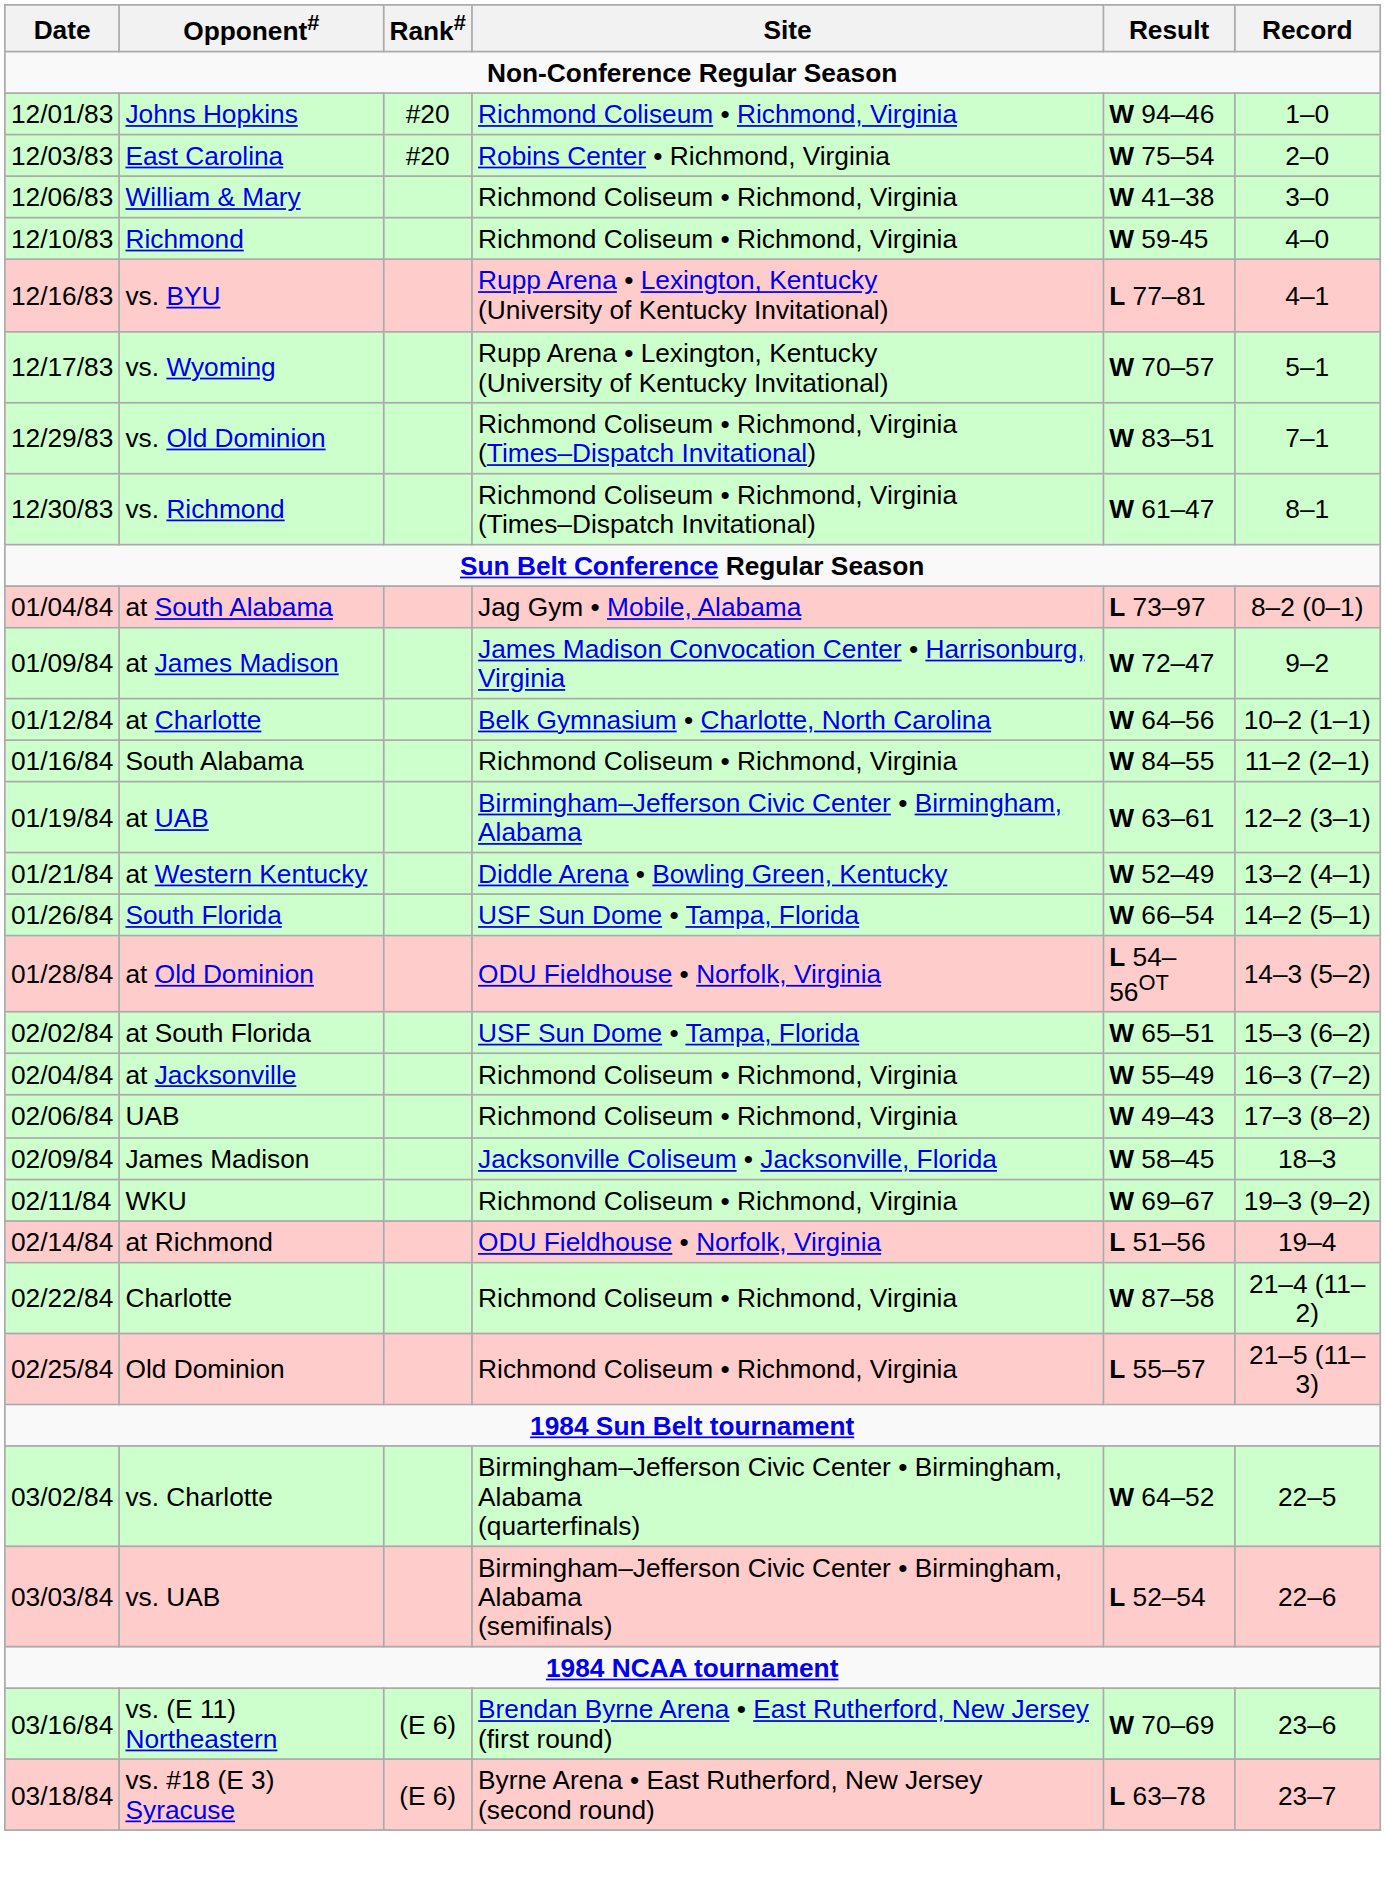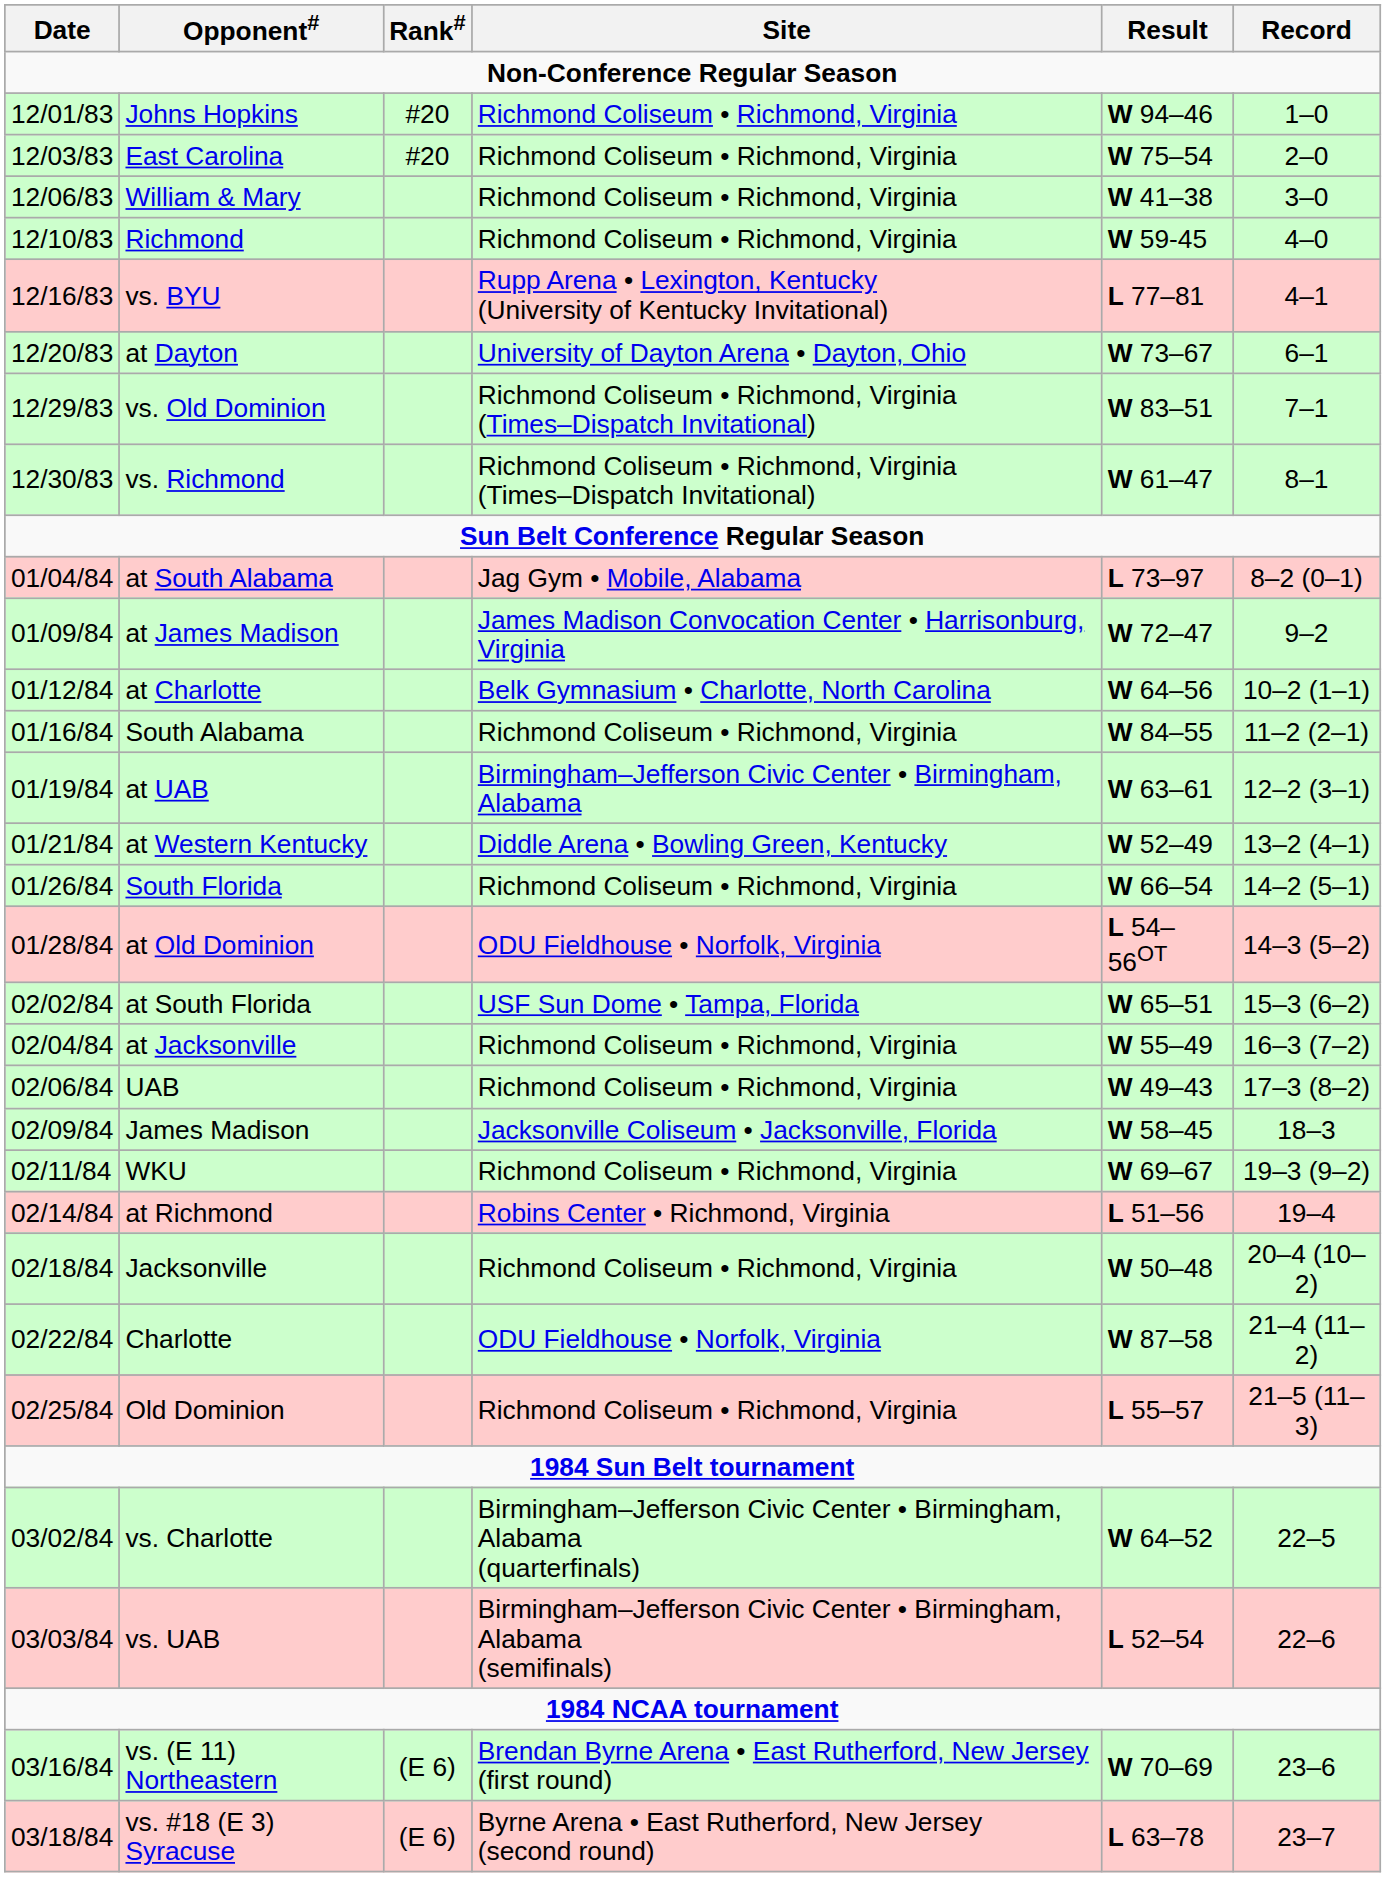(684, 156) Robins Center • Richmond, Virginia -> (717, 156) Richmond Coliseum • Richmond, Virginia
- row: (201, 367)
+ row: (182, 352)
(669, 915) USF Sun Dome • Tampa, Florida -> (717, 886) Richmond Coliseum • Richmond, Virginia
(680, 1241) ODU Fieldhouse • Norfolk, Virginia -> (684, 1212) Robins Center • Richmond, Virginia
+ row: (196, 1268)
(718, 1298) Richmond Coliseum • Richmond, Virginia -> (679, 1339) ODU Fieldhouse • Norfolk, Virginia
